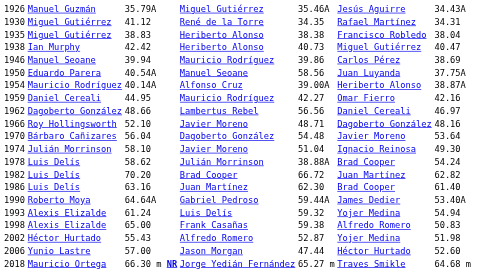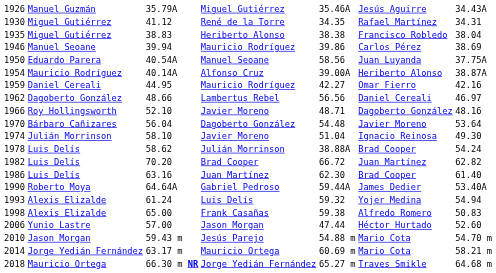- row: (14, 47)
- row: (14, 238)
+ row: (14, 238)
+ row: (14, 251)
